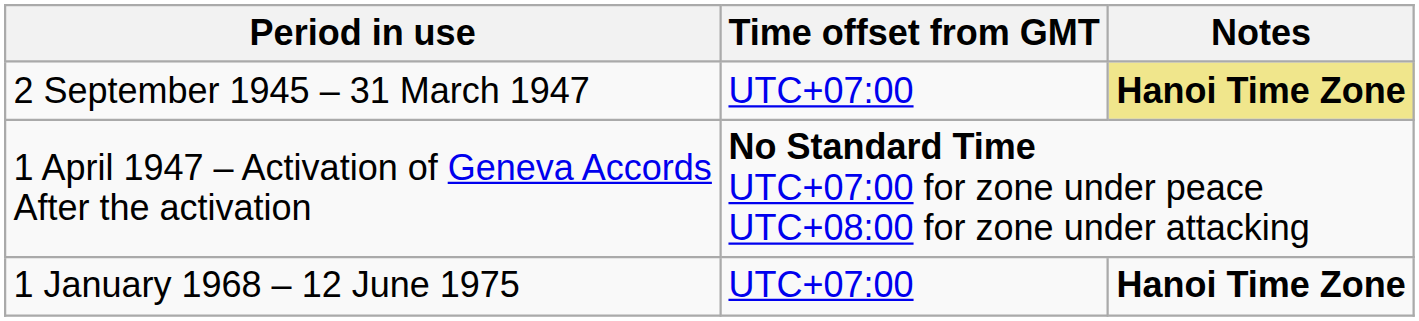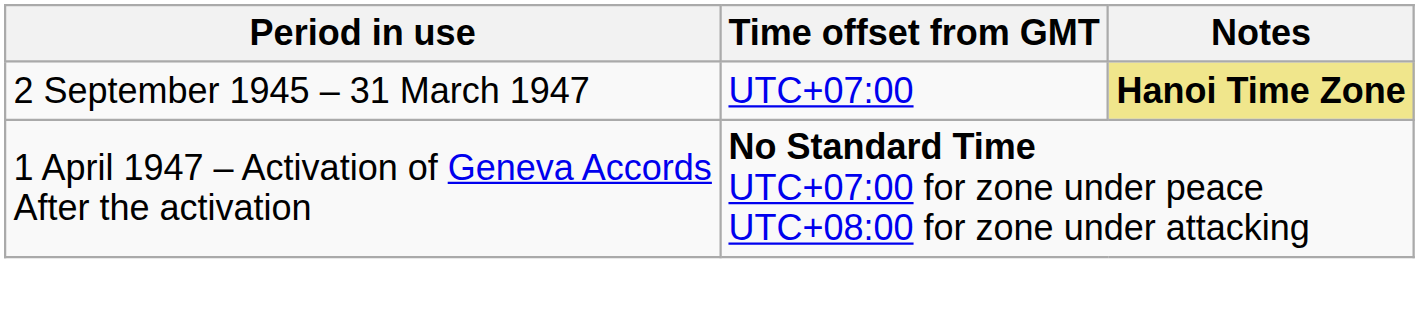- row: (267, 285)
